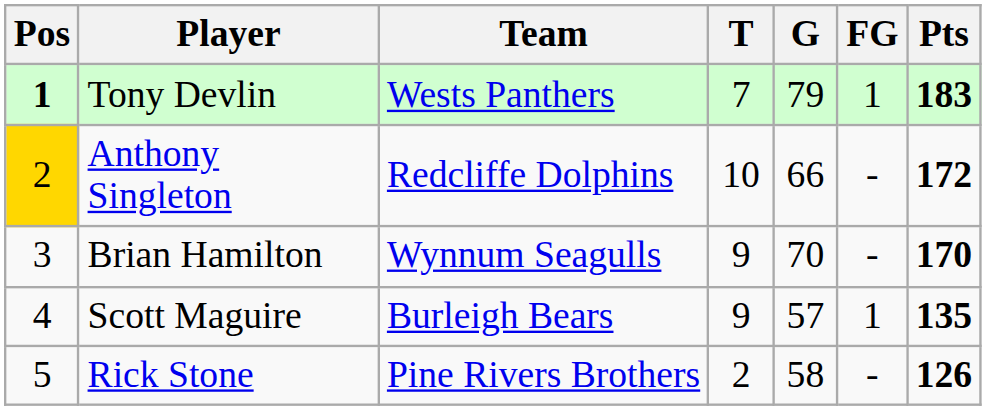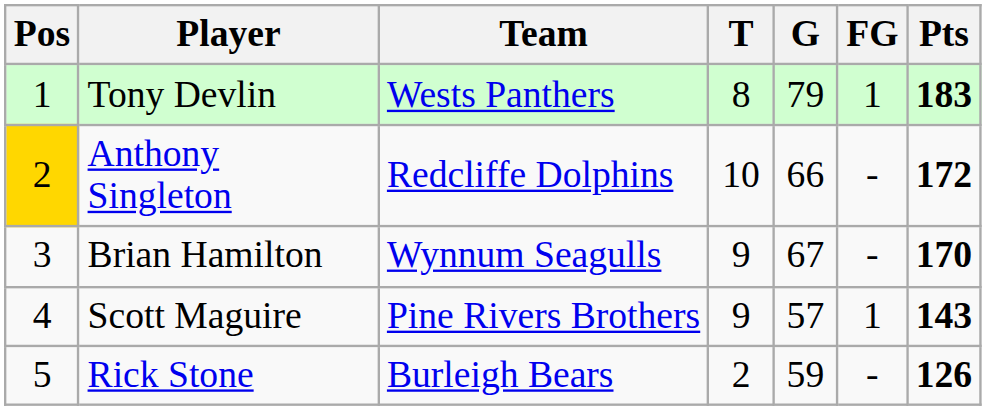(42, 93) bold -> (42, 93) normal
(741, 93) 7 -> (741, 93) 8
(805, 255) 70 -> (805, 255) 67
(500, 315) Burleigh Bears -> (544, 315) Pine Rivers Brothers
(944, 315) 135 -> (944, 315) 143
(544, 374) Pine Rivers Brothers -> (500, 374) Burleigh Bears
(805, 374) 58 -> (805, 374) 59
